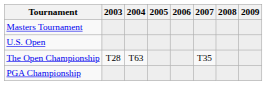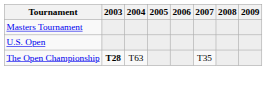(113, 58) normal -> (113, 58) bold
- row: (44, 73)
